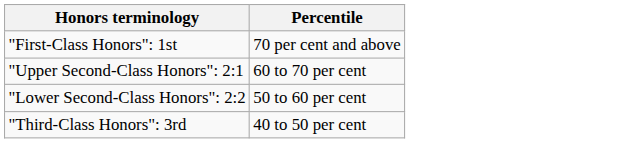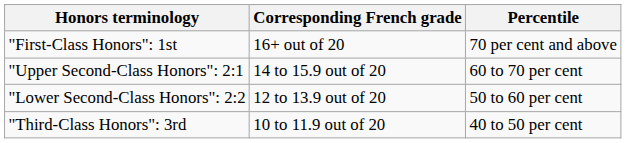+ column: (358, 17)
